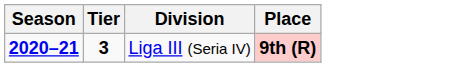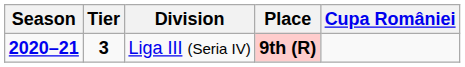+ column: (390, 19)
